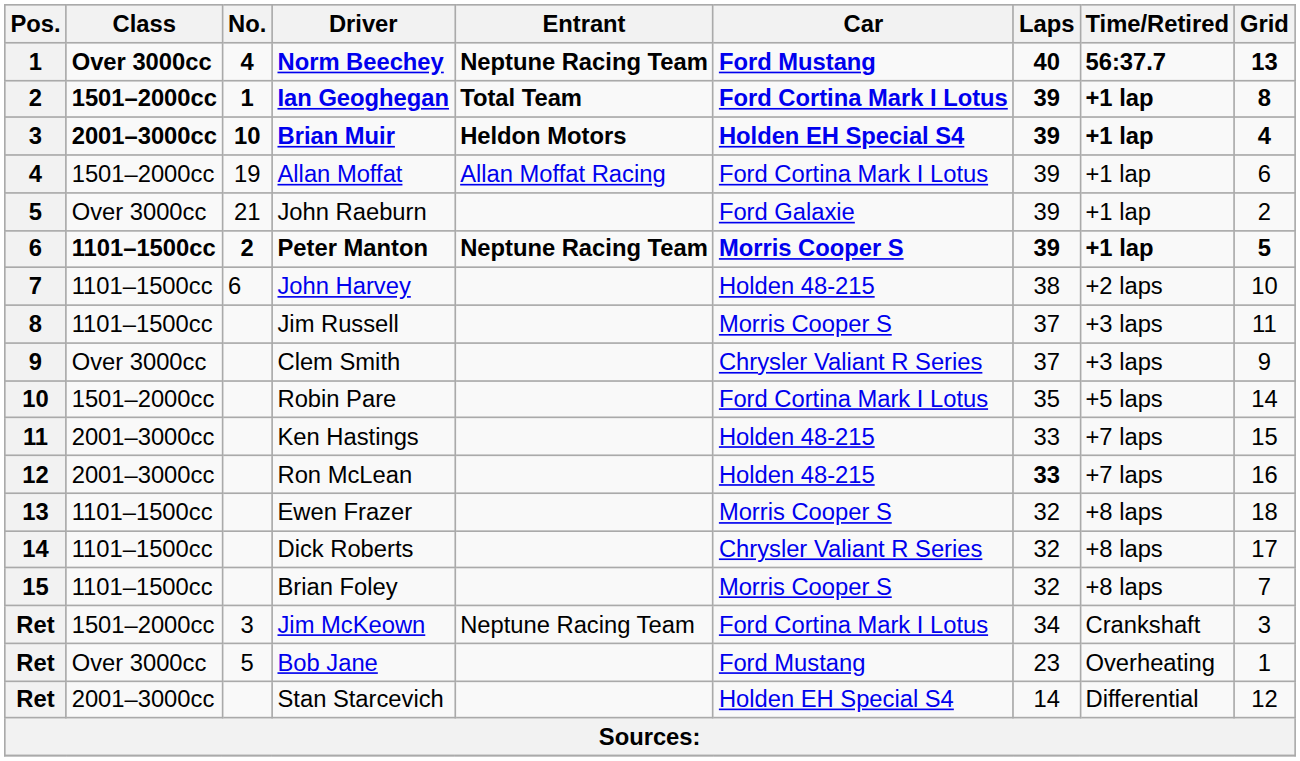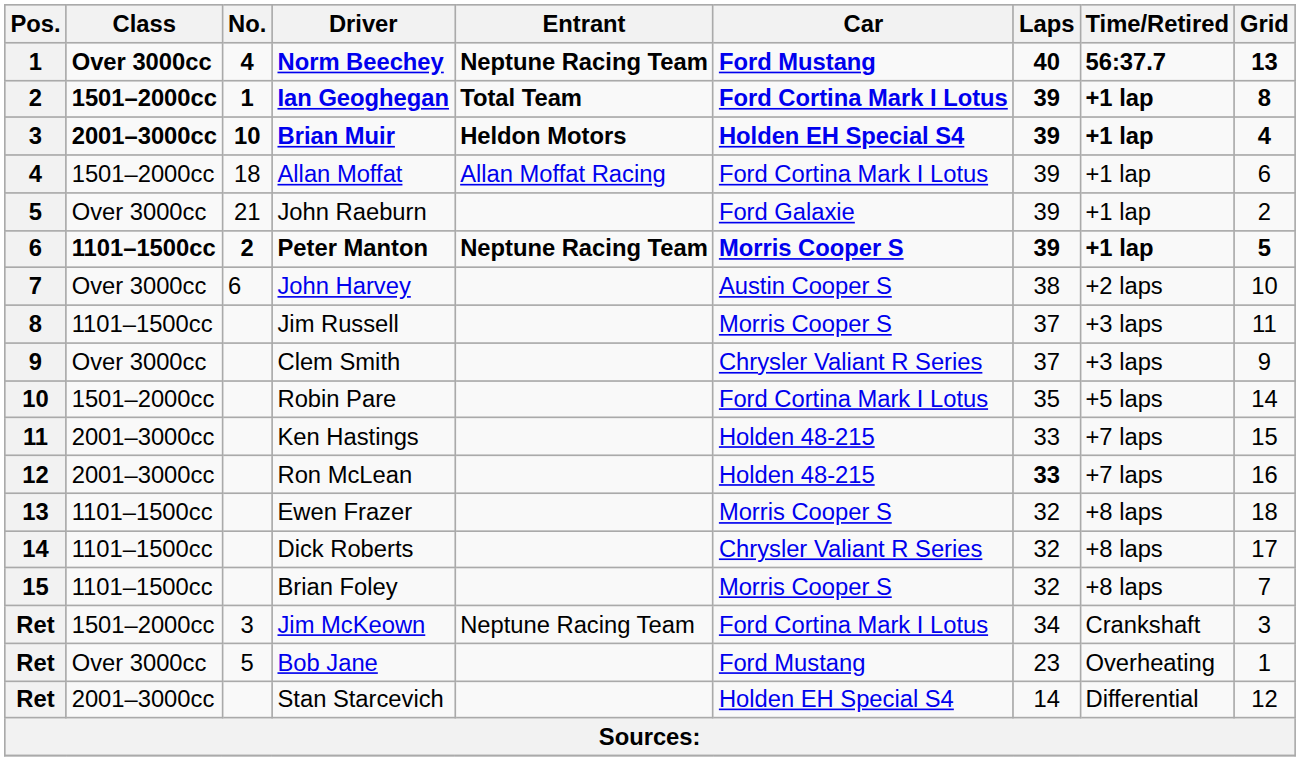(247, 174) 19 -> (247, 174) 18
(142, 287) 1101–1500cc -> (139, 287) Over 3000cc
(797, 287) Holden 48-215 -> (805, 287) Austin Cooper S
